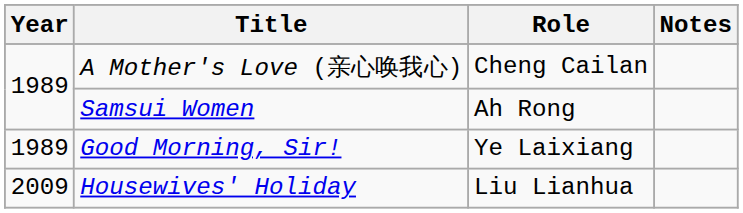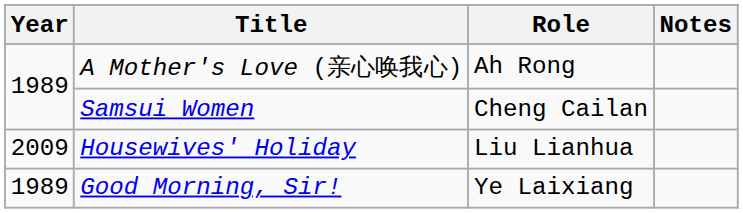(561, 67) Cheng Cailan -> (525, 67) Ah Rong
(525, 109) Ah Rong -> (561, 109) Cheng Cailan
rows swapped: (211, 148) <-> (218, 188)
